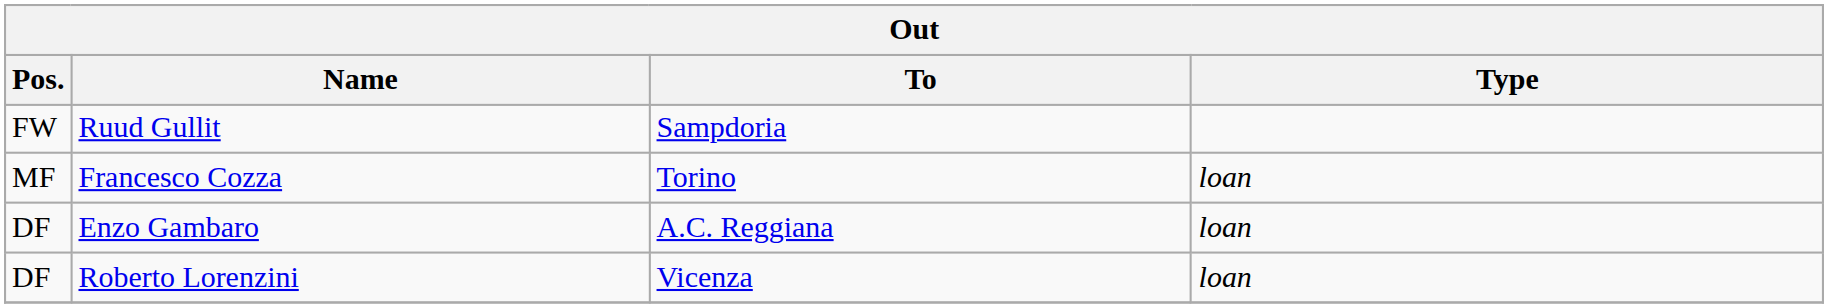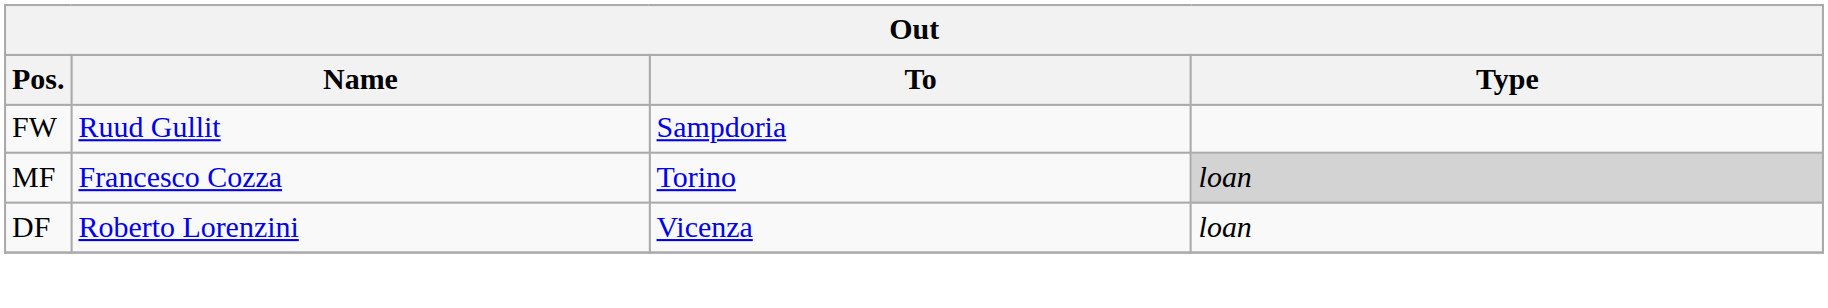(1225, 177) no background -> (1225, 177) lightgrey background
- row: (169, 227)
